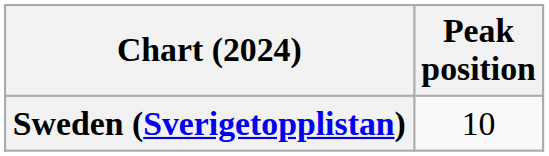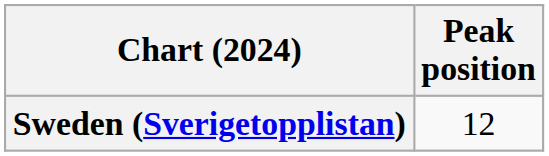(479, 122) 10 -> (479, 122) 12
